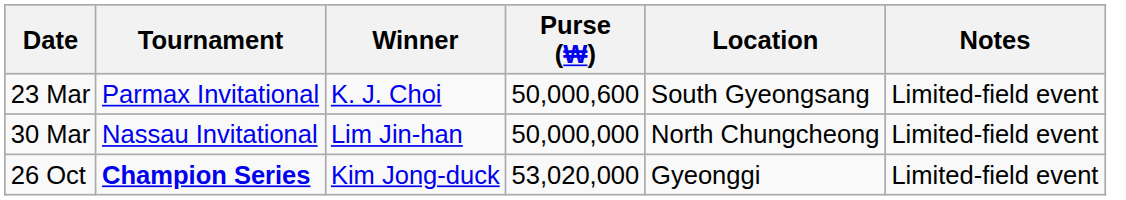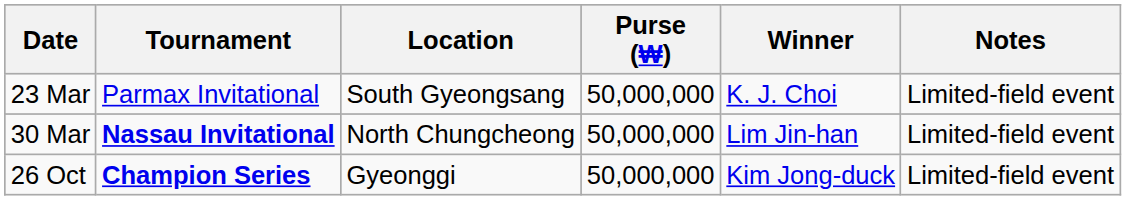columns swapped: (765, 40) <-> (415, 40)
(575, 94) 50,000,600 -> (651, 94) 50,000,000
(210, 135) normal -> (218, 135) bold
(575, 175) 53,020,000 -> (651, 175) 50,000,000
